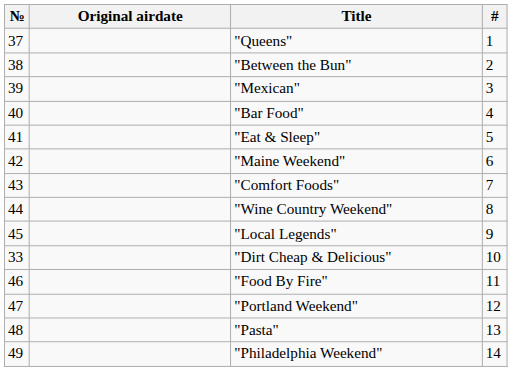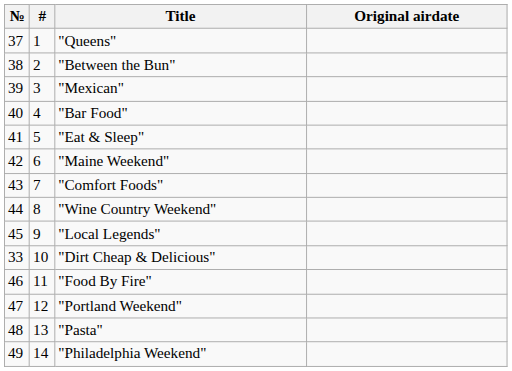columns swapped: (495, 16) <-> (130, 16)
